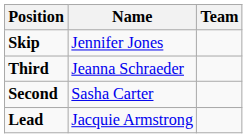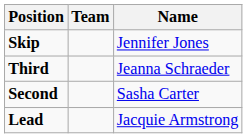columns swapped: (132, 17) <-> (219, 17)
